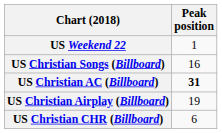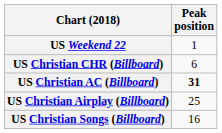rows swapped: (88, 119) <-> (88, 63)
(194, 100) 19 -> (194, 100) 25
